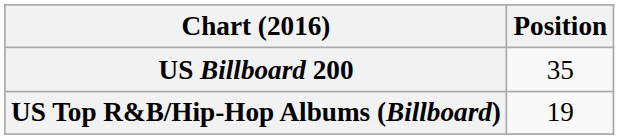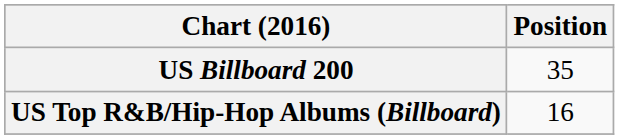(560, 112) 19 -> (560, 112) 16
